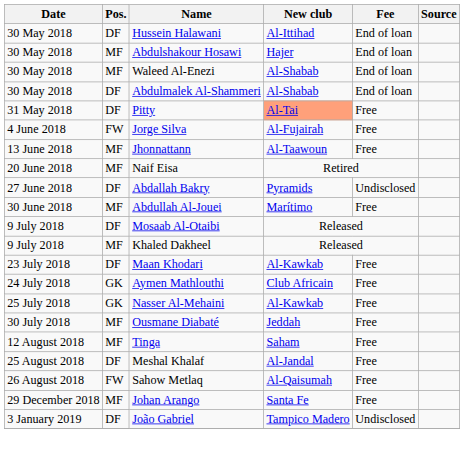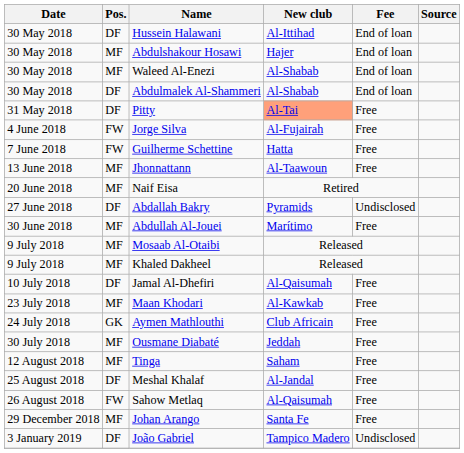+ row: (182, 149)
(113, 226) DF -> (114, 245) MF
+ row: (173, 284)
(113, 264) DF -> (114, 303) MF
- row: (178, 303)
